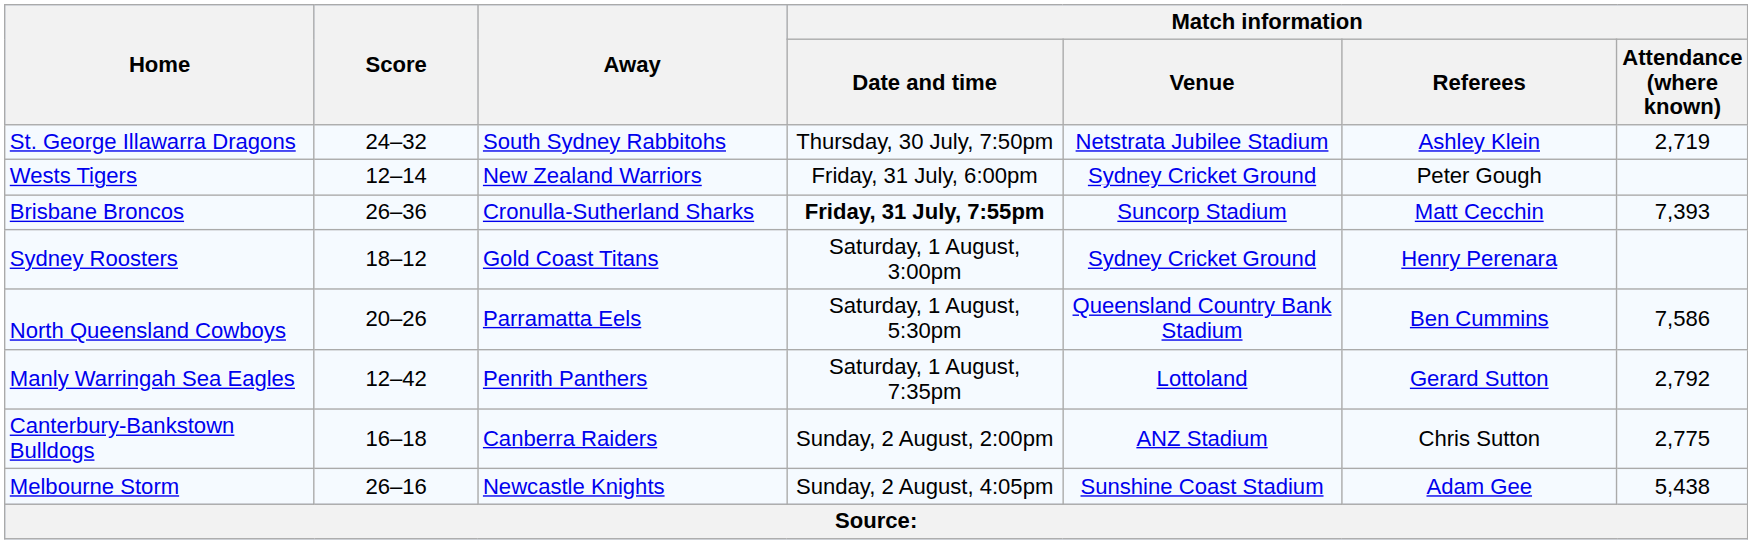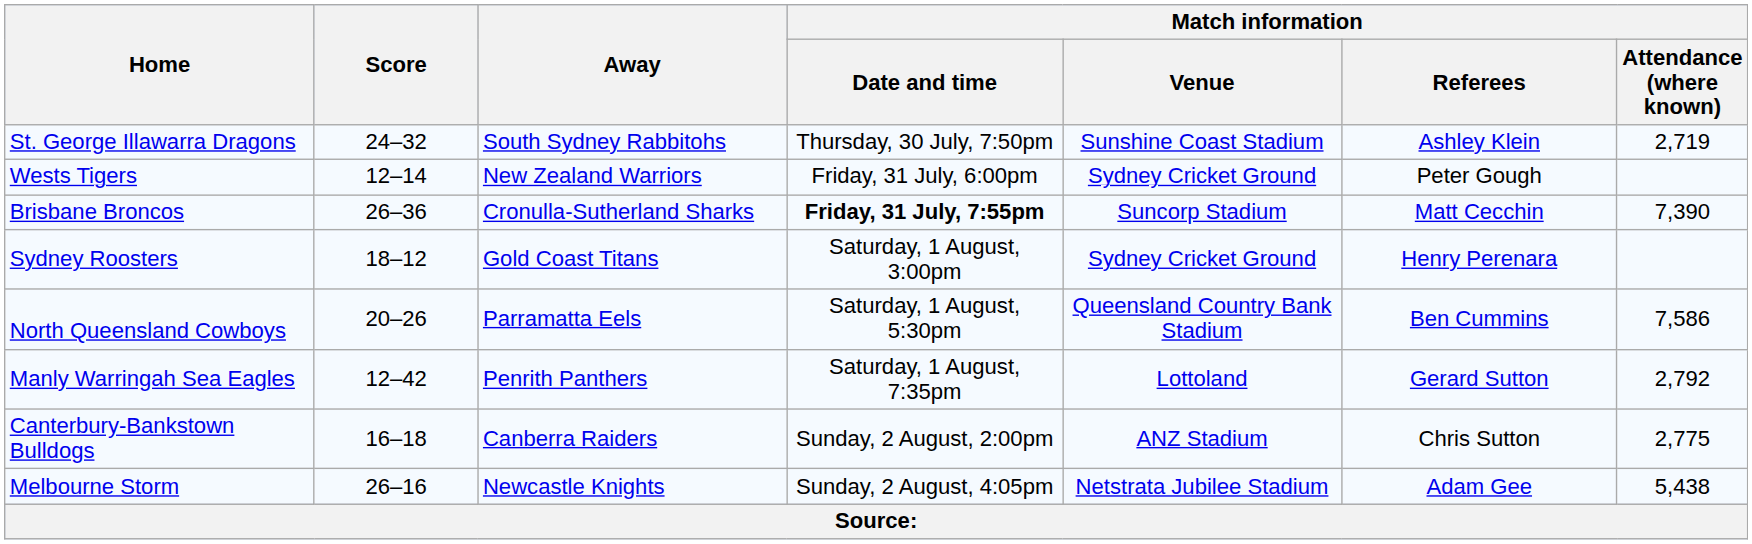(1202, 141) Netstrata Jubilee Stadium -> (1202, 141) Sunshine Coast Stadium
(1682, 211) 7,393 -> (1682, 211) 7,390
(1202, 486) Sunshine Coast Stadium -> (1202, 486) Netstrata Jubilee Stadium
